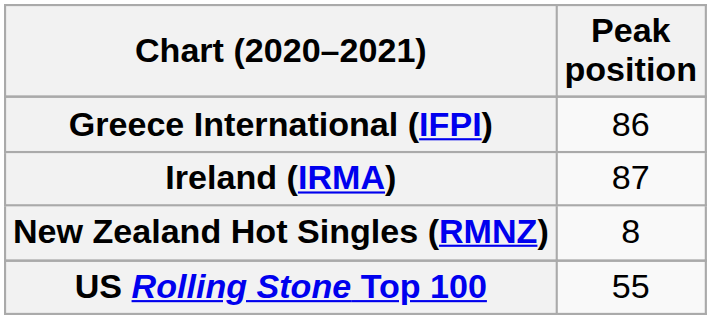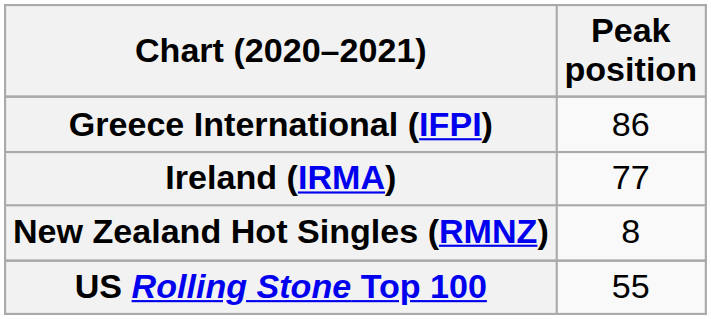(631, 177) 87 -> (631, 177) 77
